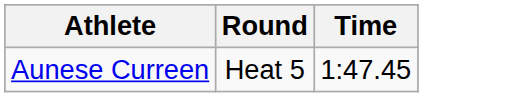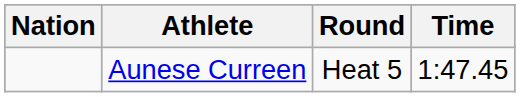+ column: (53, 26)
